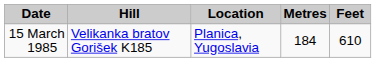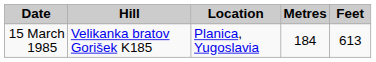(350, 40) 610 -> (350, 40) 613
